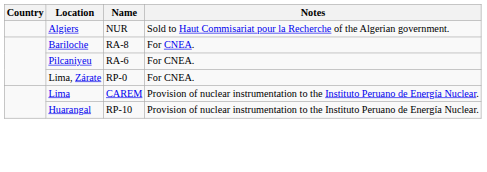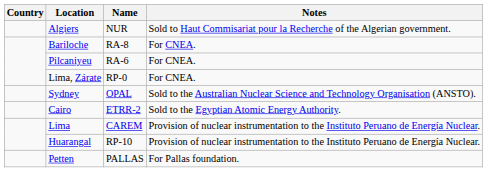+ row: (64, 93)
+ row: (60, 110)
+ row: (61, 158)
